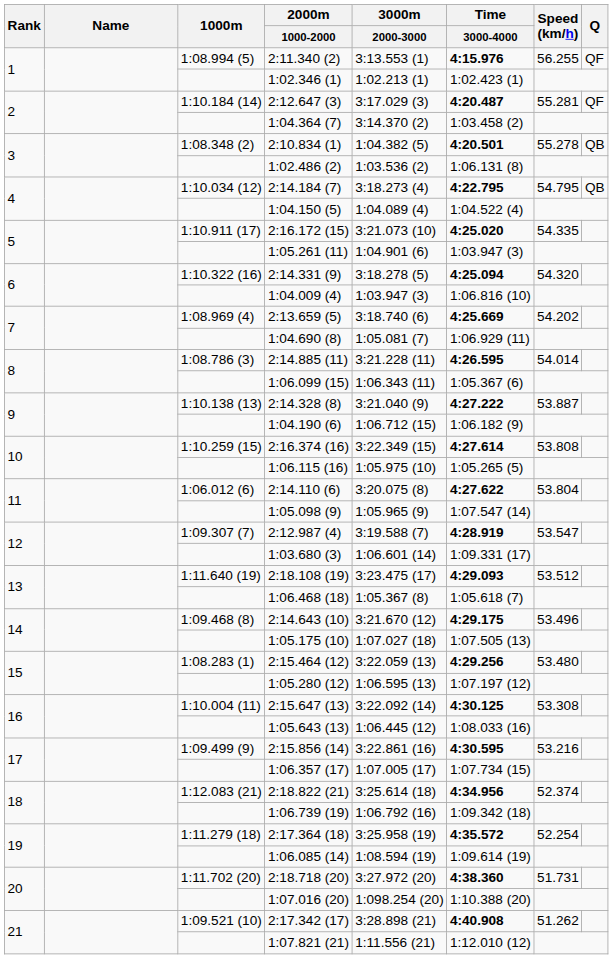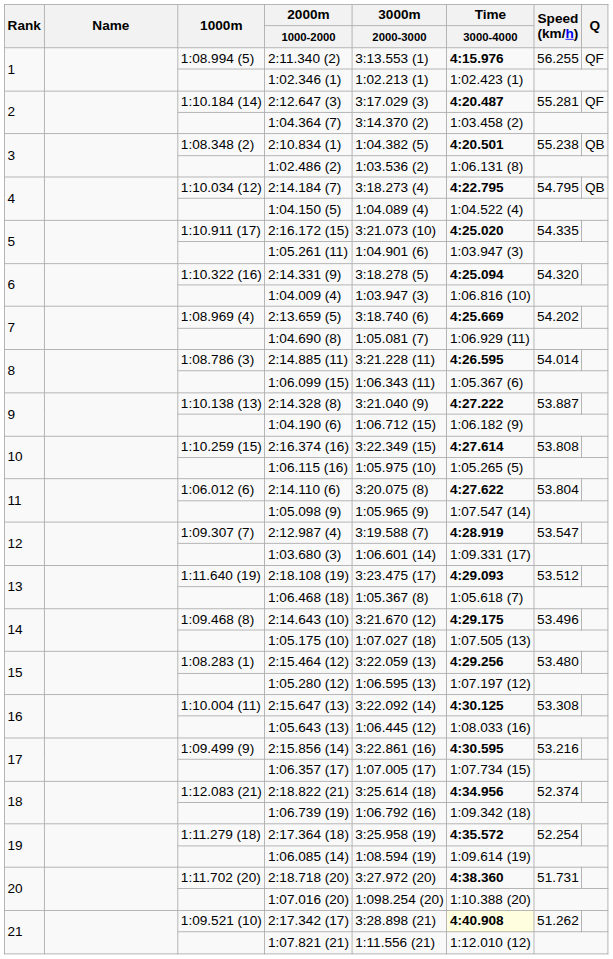(558, 144) 55.278 -> (558, 144) 55.238
(477, 921) no background -> (477, 921) lightyellow background
